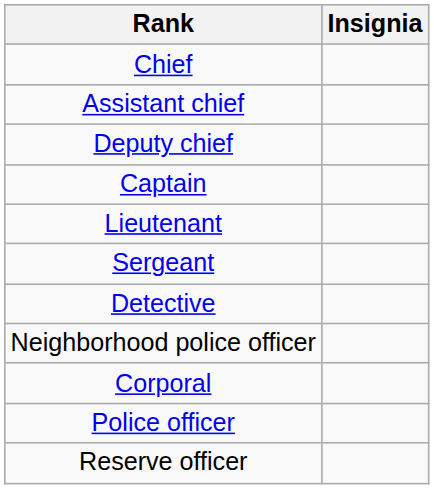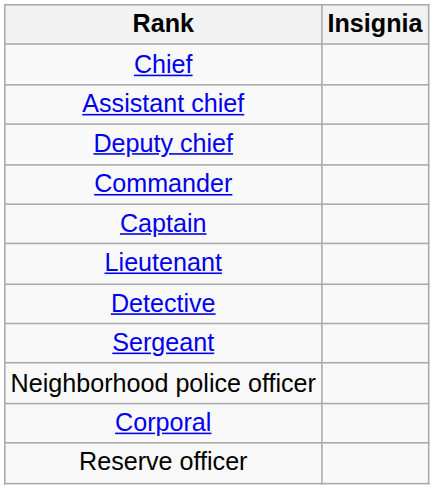+ row: (163, 183)
rows swapped: (163, 263) <-> (163, 303)
- row: (163, 422)
